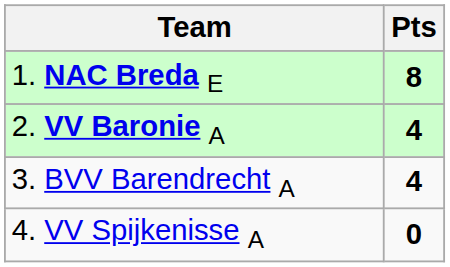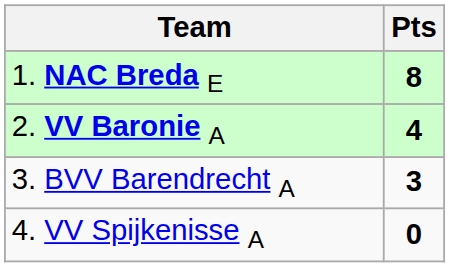(414, 181) 4 -> (414, 181) 3
